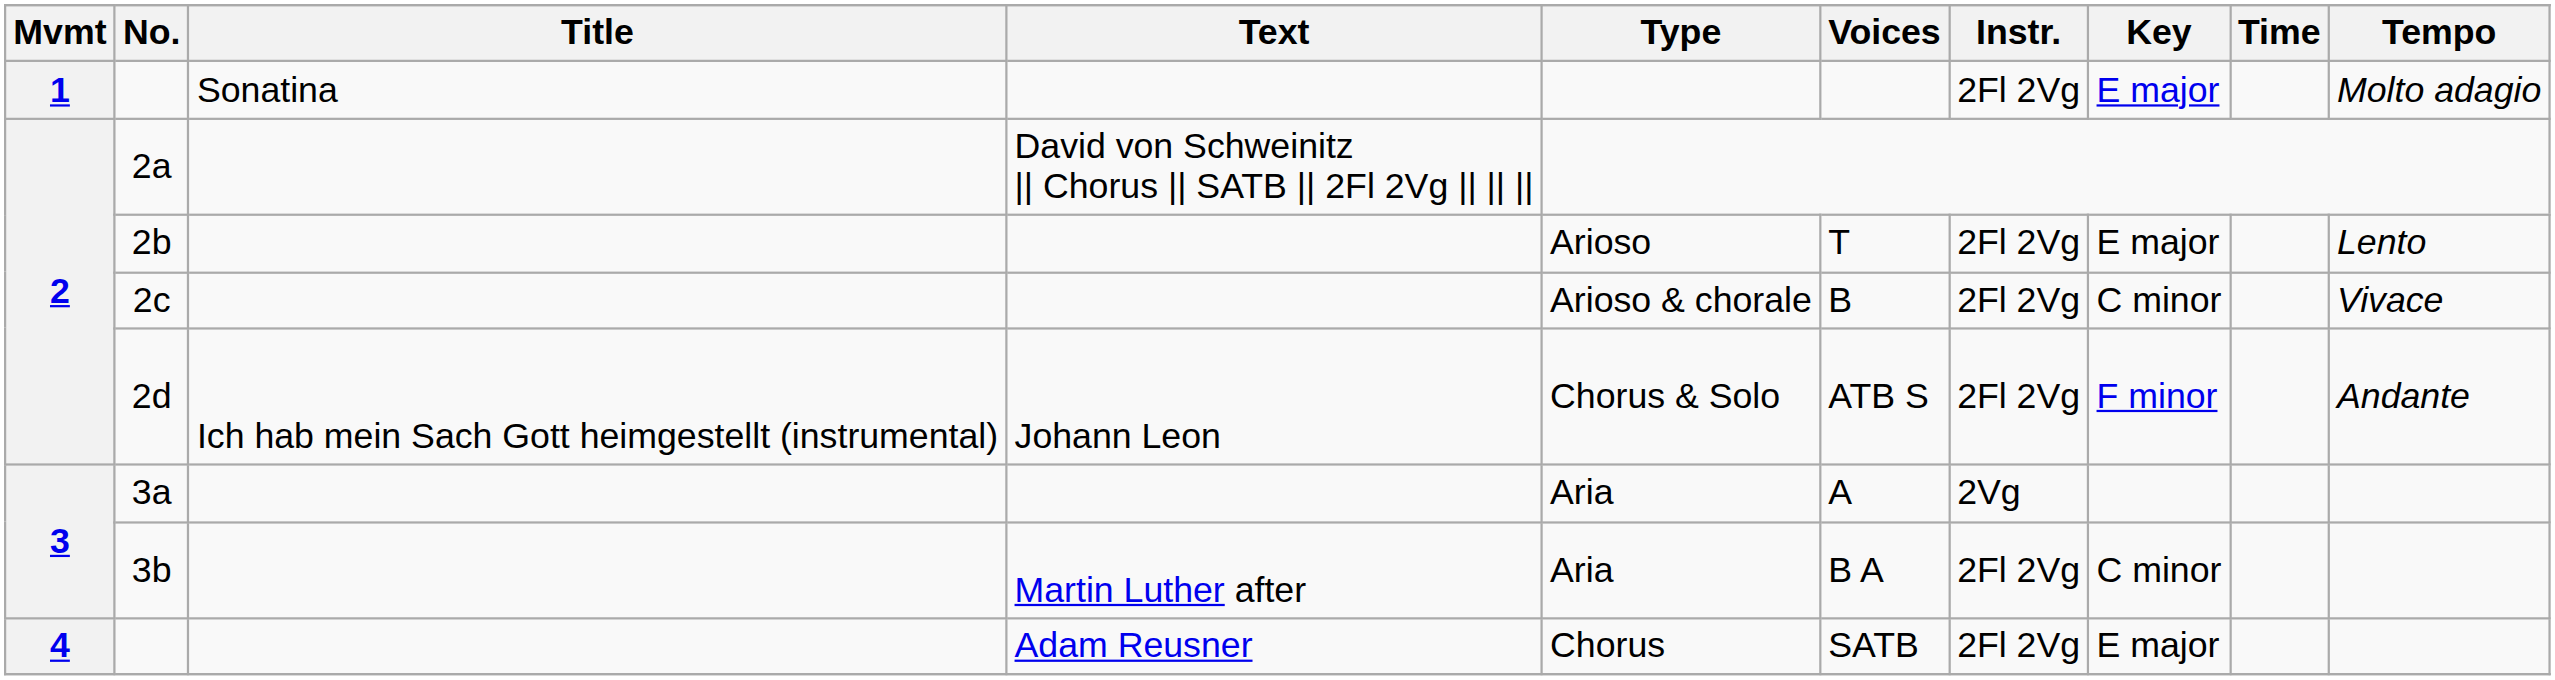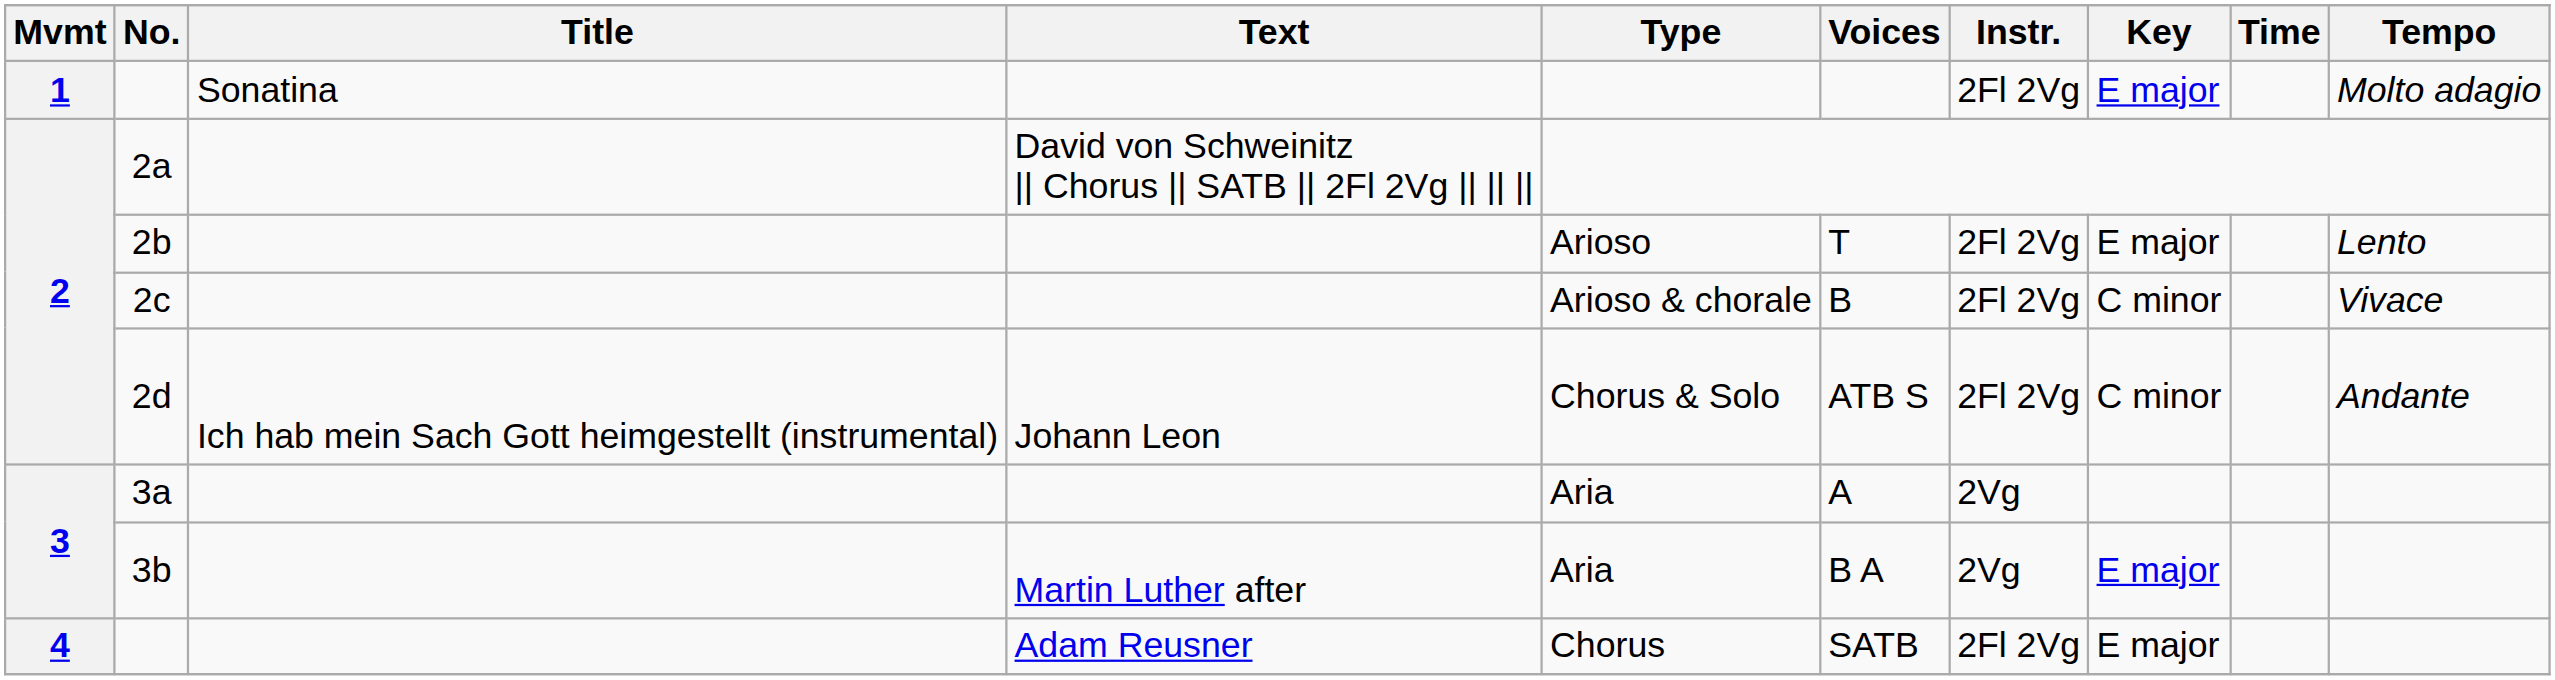(2157, 396) F minor -> (2159, 396) C minor
(2019, 569) 2Fl 2Vg -> (1989, 569) 2Vg
(2159, 569) C minor -> (2158, 569) E major
